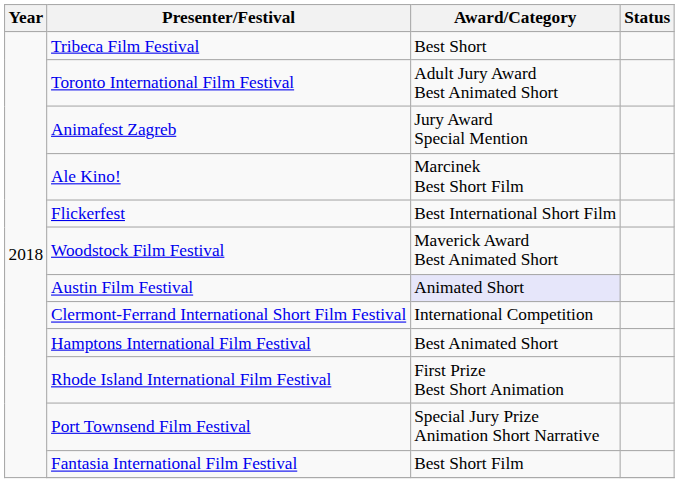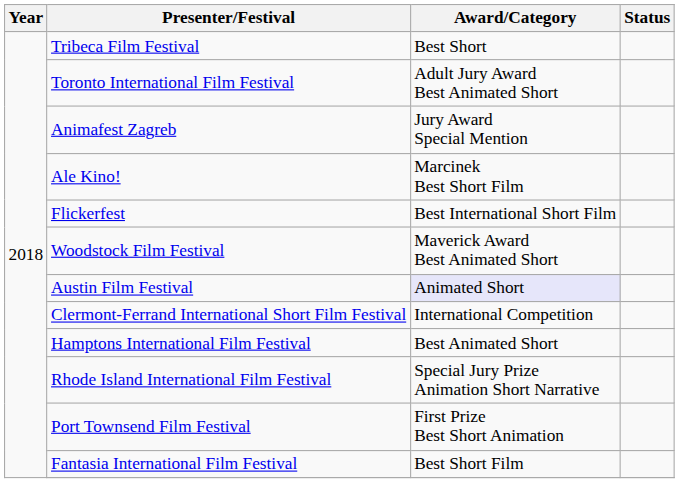(489, 379) First Prize Best Short Animation -> (507, 379) Special Jury Prize Animation Short Narrative
(507, 426) Special Jury Prize Animation Short Narrative -> (489, 426) First Prize Best Short Animation
